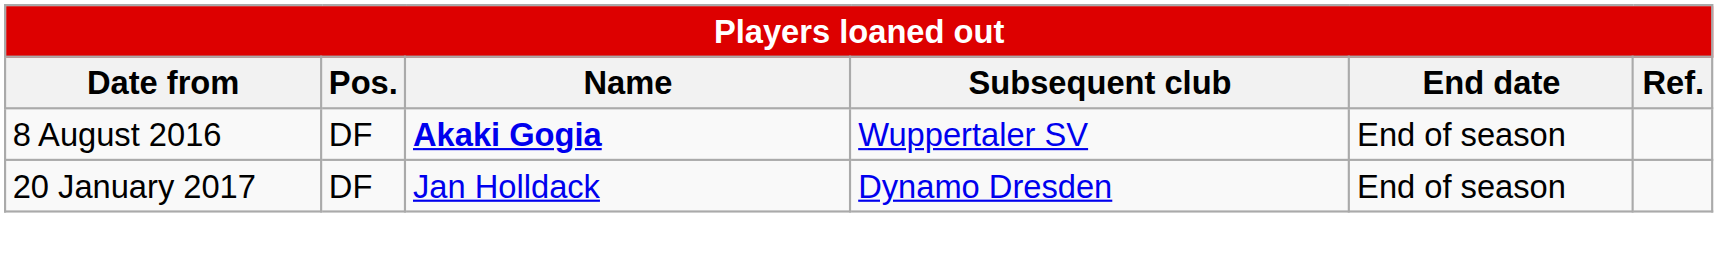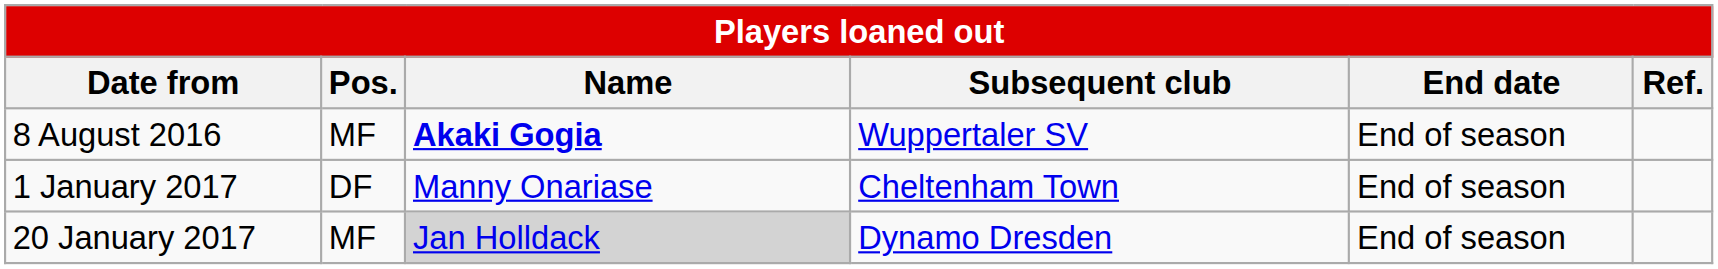(351, 135) DF -> (352, 135) MF
+ row: (125, 186)
(351, 186) DF -> (352, 238) MF
(506, 186) no background -> (506, 238) lightgrey background
